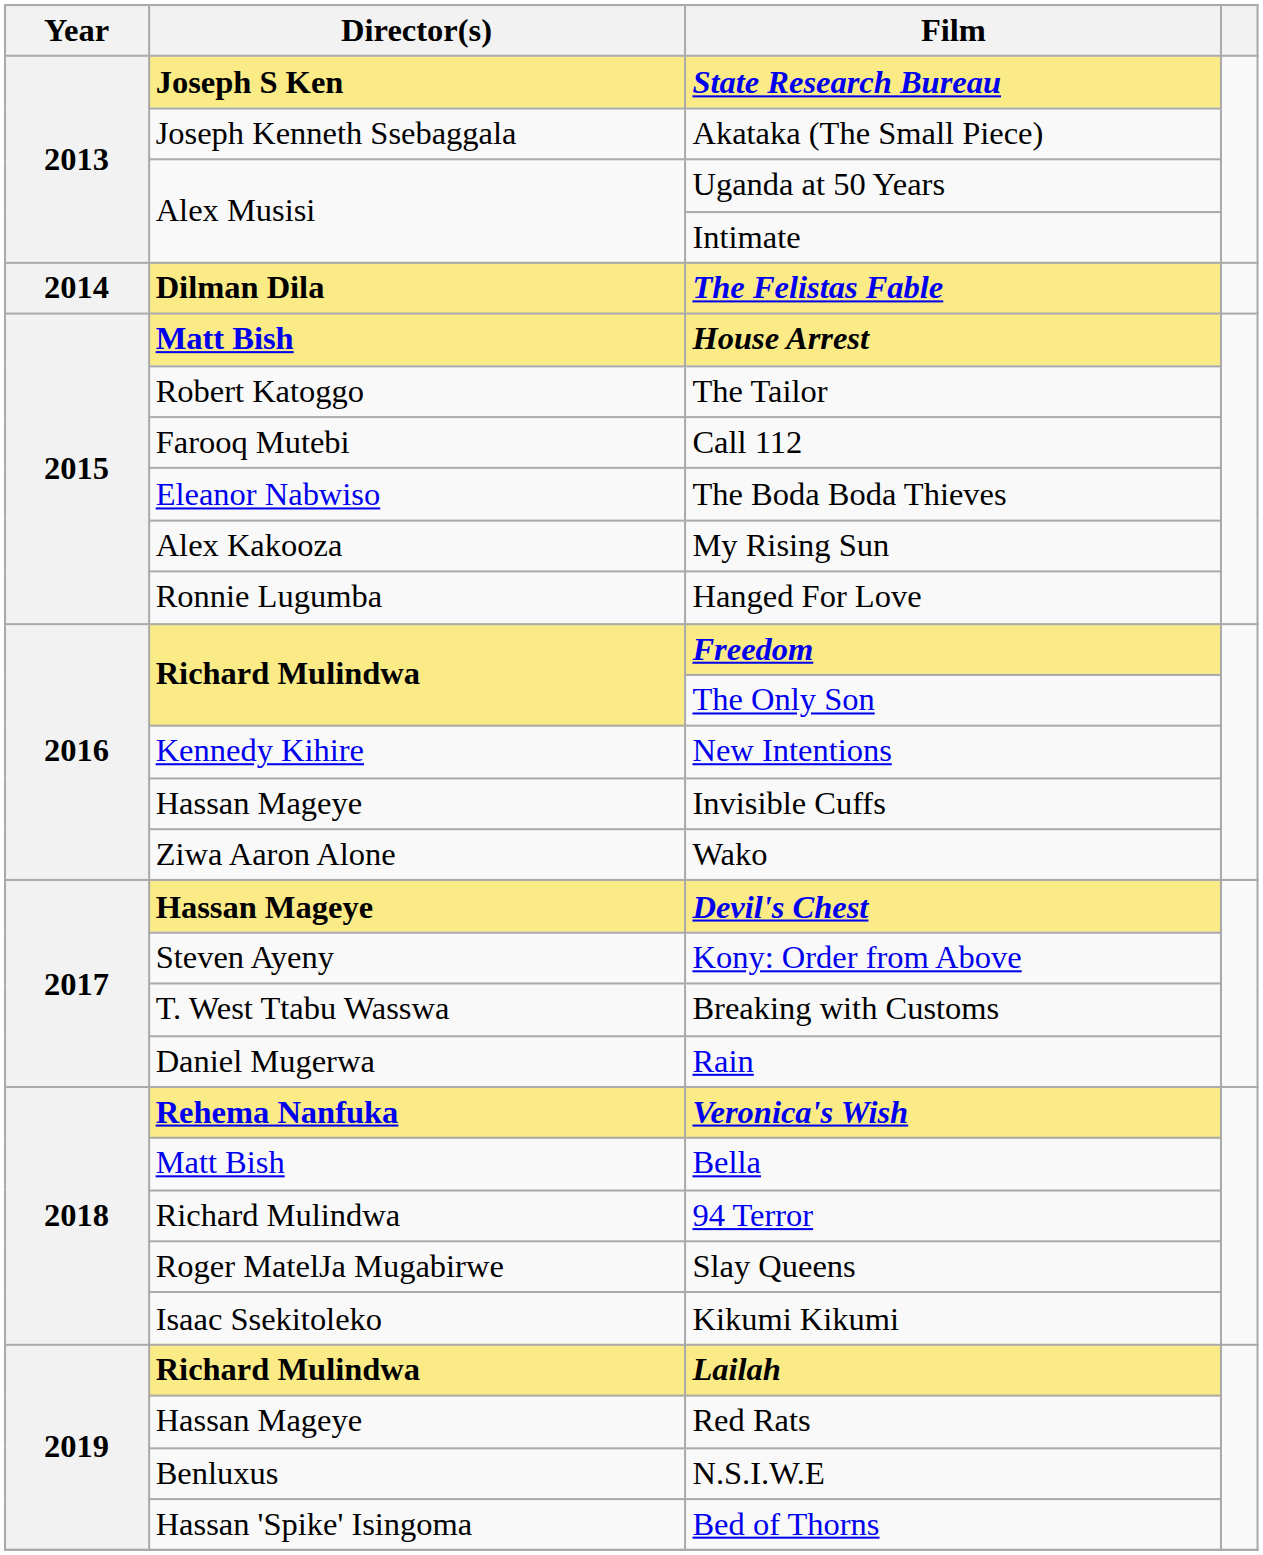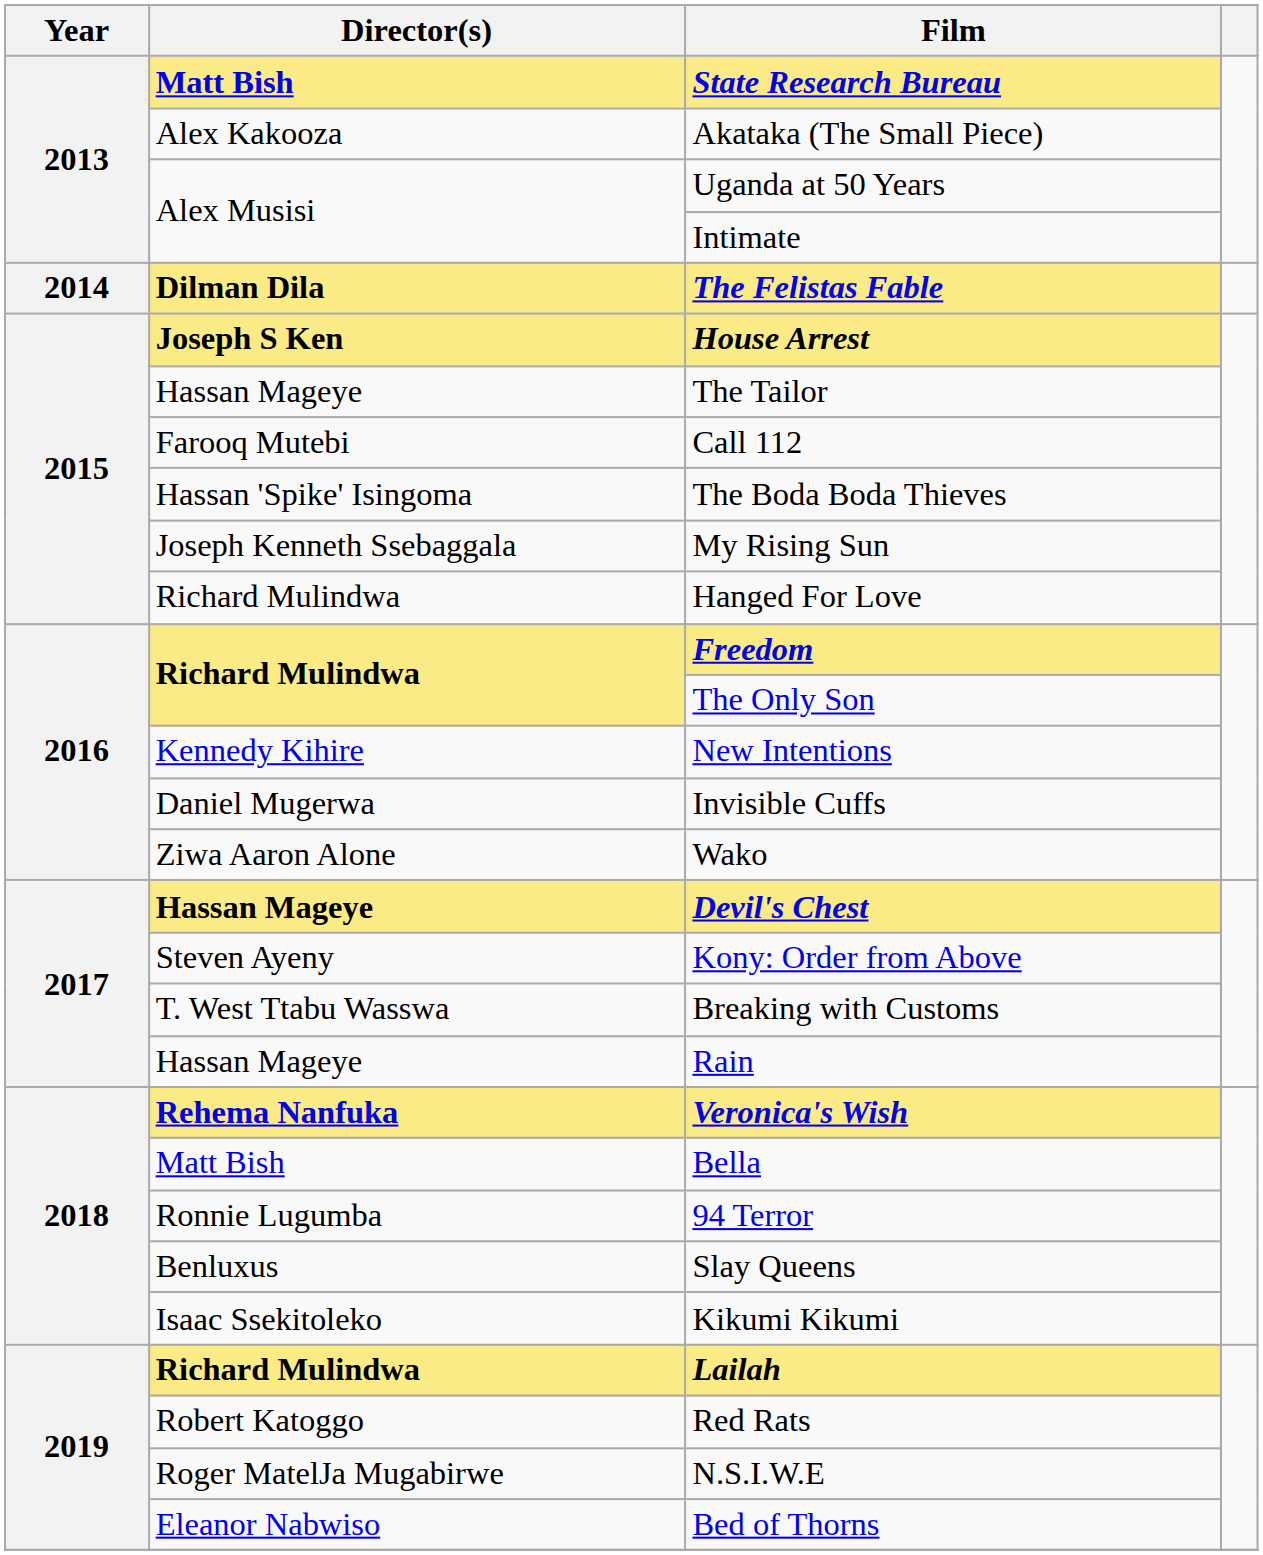(250, 81) Joseph S Ken -> (225, 81) Matt Bish
(336, 133) Joseph Kenneth Ssebaggala -> (249, 133) Alex Kakooza
(225, 339) Matt Bish -> (250, 339) Joseph S Ken
(260, 390) Robert Katoggo -> (259, 390) Hassan Mageye
(268, 493) Eleanor Nabwiso -> (314, 493) Hassan 'Spike' Isingoma
(249, 545) Alex Kakooza -> (336, 545) Joseph Kenneth Ssebaggala
(269, 596) Ronnie Lugumba -> (278, 596) Richard Mulindwa
(259, 802) Hassan Mageye -> (265, 802) Daniel Mugerwa
(265, 1060) Daniel Mugerwa -> (259, 1060) Hassan Mageye
(278, 1215) Richard Mulindwa -> (269, 1215) Ronnie Lugumba
(330, 1266) Roger MatelJa Mugabirwe -> (217, 1266) Benluxus
(259, 1421) Hassan Mageye -> (260, 1421) Robert Katoggo
(217, 1472) Benluxus -> (330, 1472) Roger MatelJa Mugabirwe
(314, 1524) Hassan 'Spike' Isingoma -> (268, 1524) Eleanor Nabwiso
